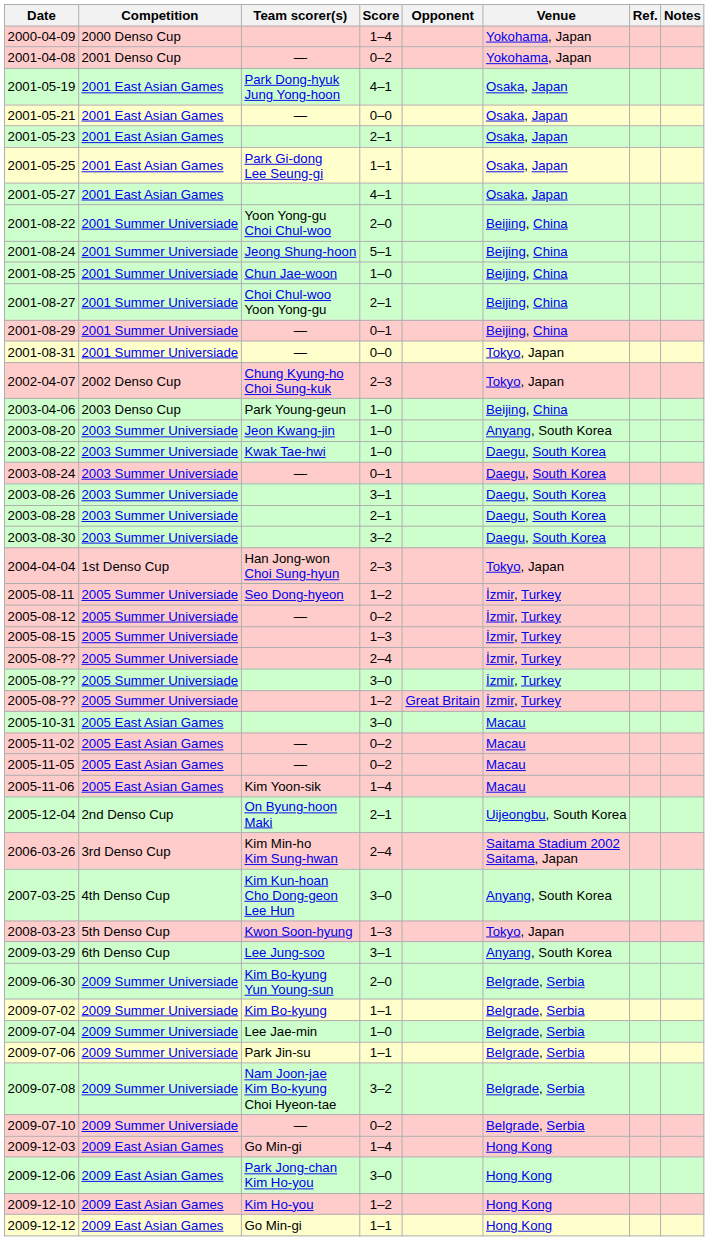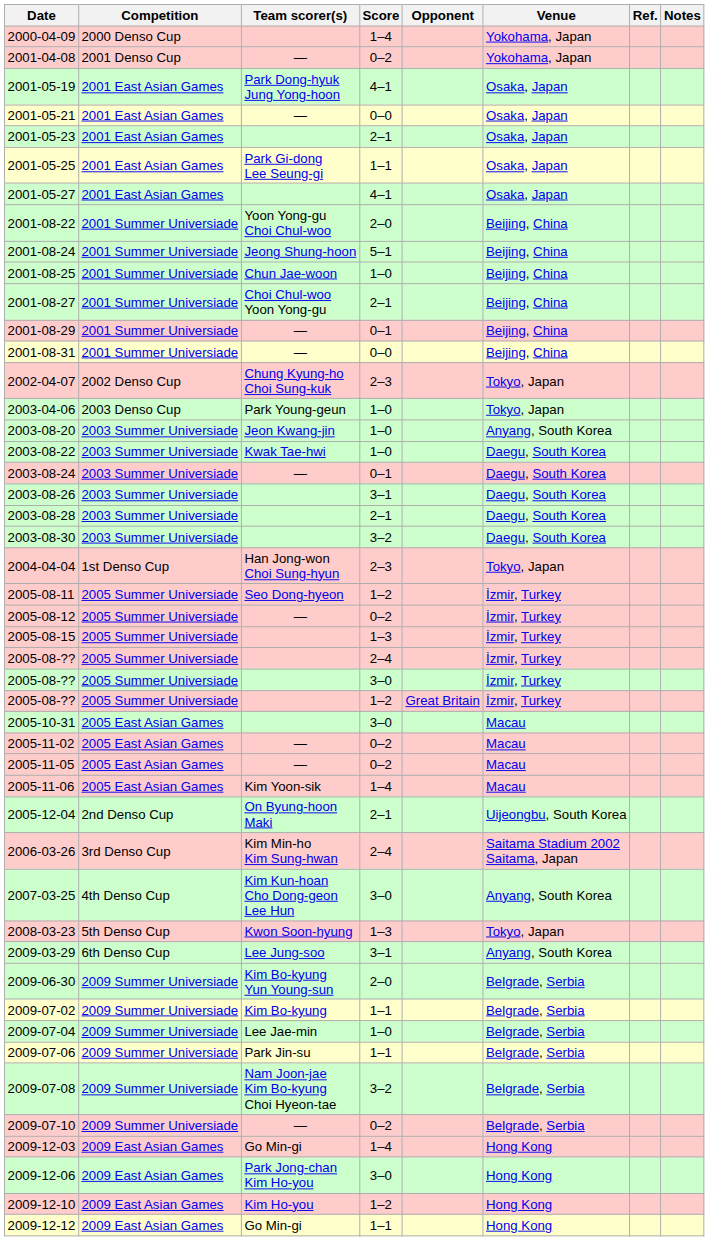(525, 352) Tokyo, Japan -> (527, 352) Beijing, China
(527, 409) Beijing, China -> (525, 409) Tokyo, Japan
